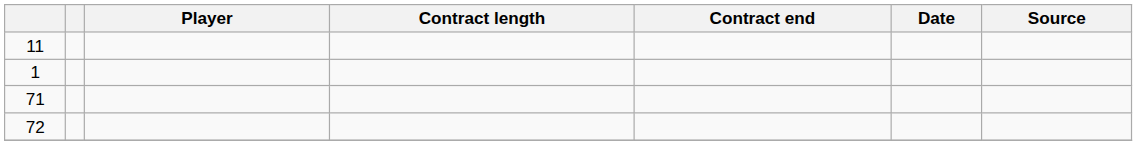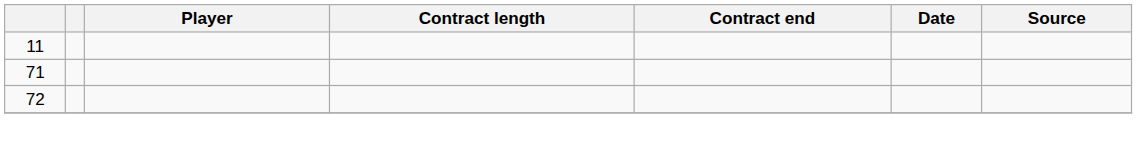- row: (35, 73)
